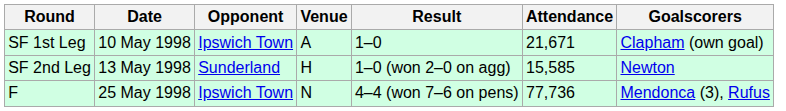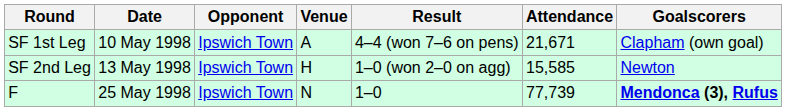(368, 42) 1–0 -> (437, 42) 4–4 (won 7–6 on pens)
(239, 67) Sunderland -> (246, 67) Ipswich Town
(437, 93) 4–4 (won 7–6 on pens) -> (368, 93) 1–0
(550, 93) 77,736 -> (550, 93) 77,739
(695, 93) normal -> (699, 93) bold
